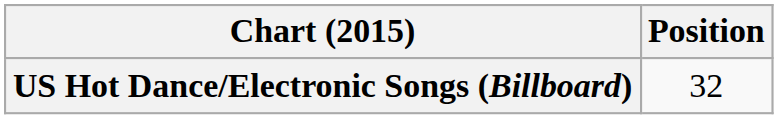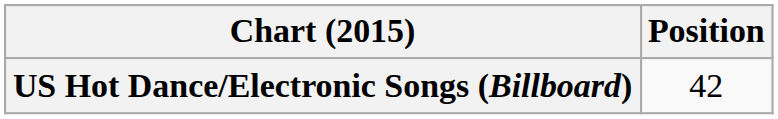(706, 85) 32 -> (706, 85) 42
